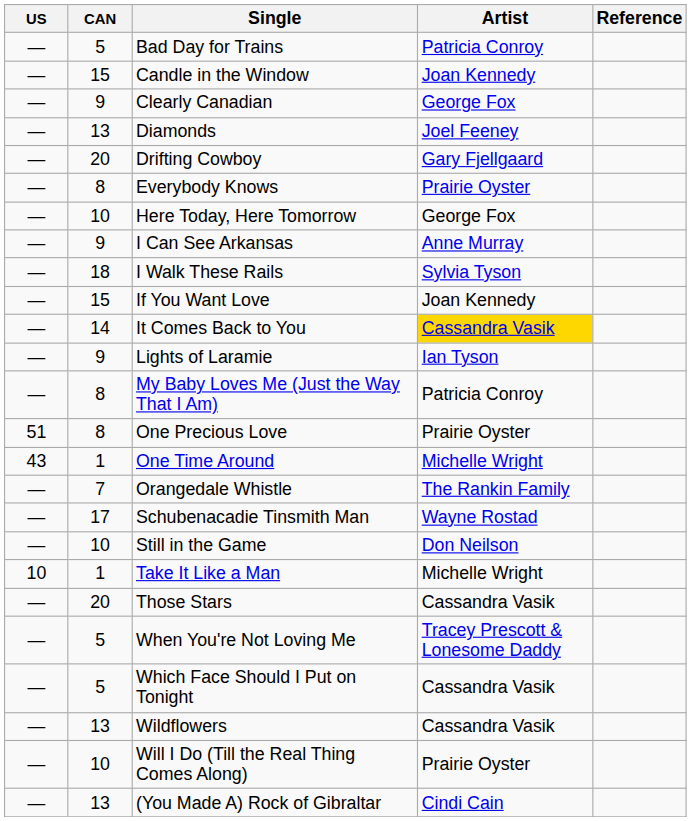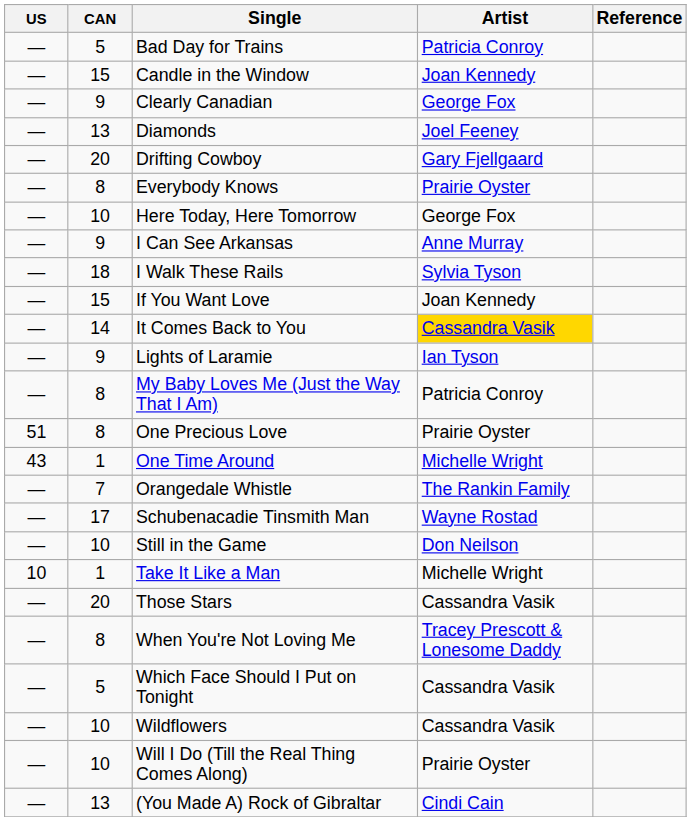(100, 640) 5 -> (100, 640) 8
(100, 726) 13 -> (100, 726) 10
